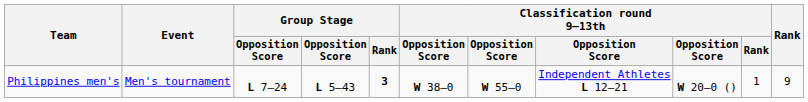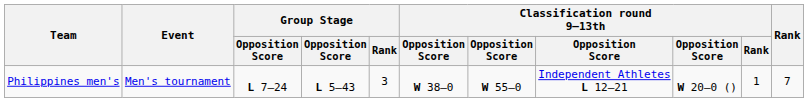(385, 81) bold -> (385, 81) normal
(787, 81) 9 -> (787, 81) 7
